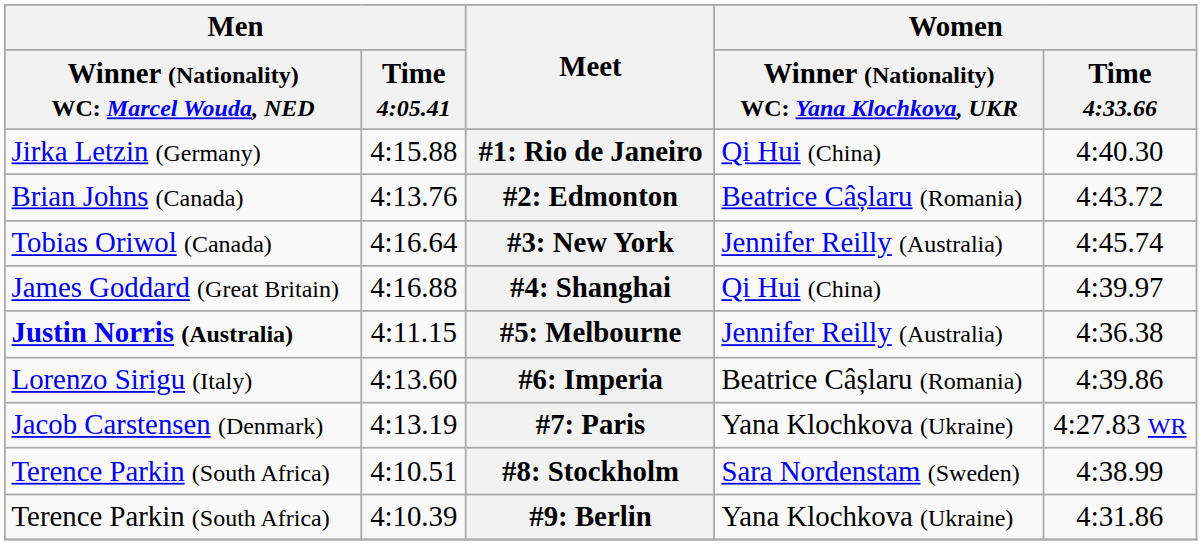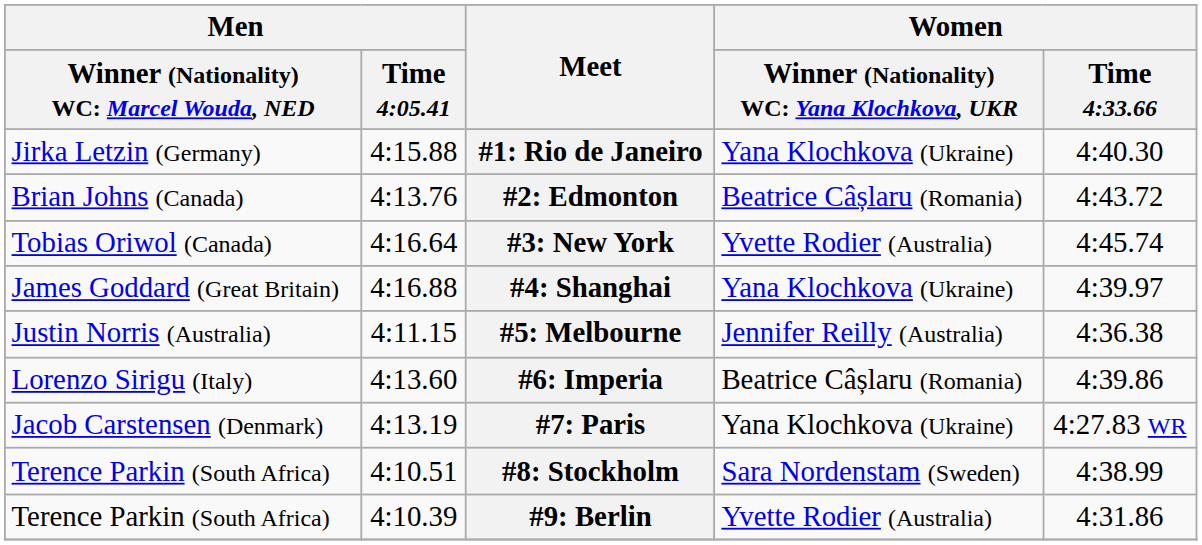(801, 151) Qi Hui (China) -> (867, 151) Yana Klochkova (Ukraine)
(862, 242) Jennifer Reilly (Australia) -> (857, 242) Yvette Rodier (Australia)
(801, 288) Qi Hui (China) -> (867, 288) Yana Klochkova (Ukraine)
(152, 333) bold -> (141, 333) normal
(867, 516) Yana Klochkova (Ukraine) -> (857, 516) Yvette Rodier (Australia)
